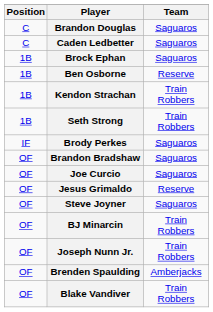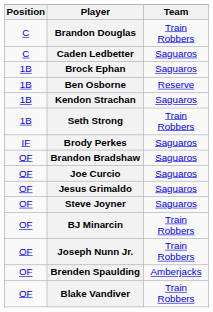(176, 27) Saguaros -> (176, 33) Train Robbers
(176, 95) Train Robbers -> (176, 100) Saguaros
(176, 188) Reserve -> (176, 188) Saguaros
